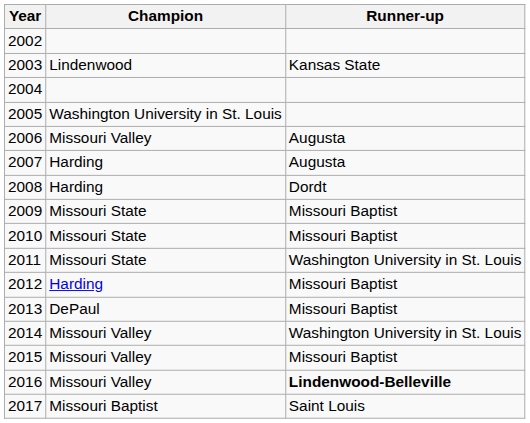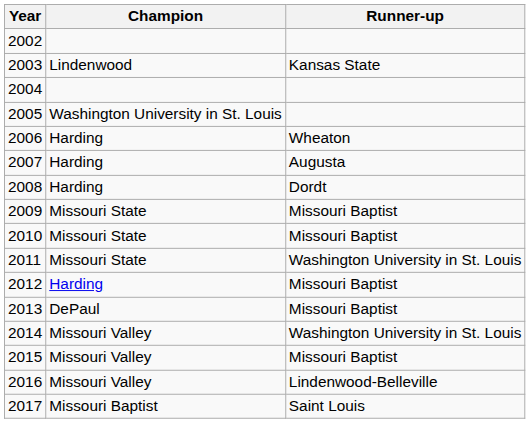(100, 138) Missouri Valley -> (76, 138) Harding
(317, 138) Augusta -> (320, 138) Wheaton
(370, 382) bold -> (363, 382) normal
